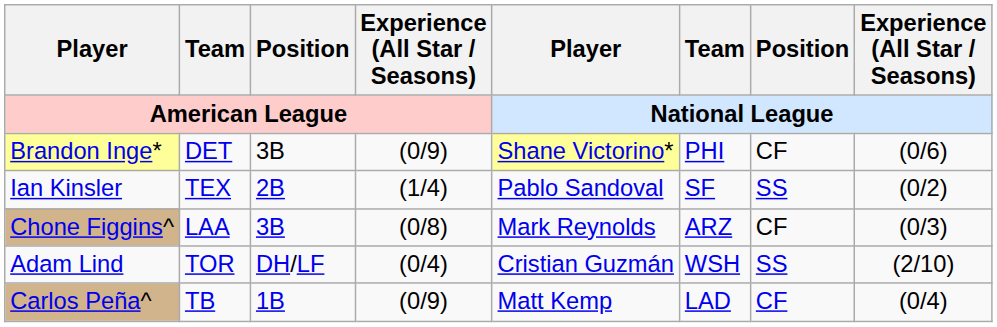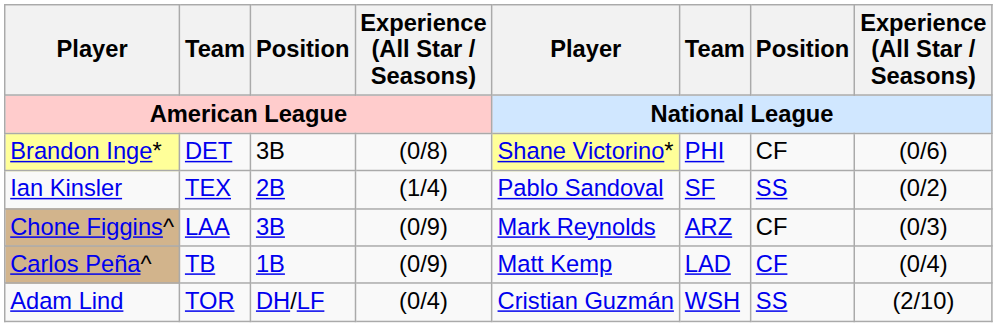(423, 151) (0/9) -> (423, 151) (0/8)
(423, 226) (0/8) -> (423, 226) (0/9)
rows swapped: (81, 301) <-> (67, 264)
